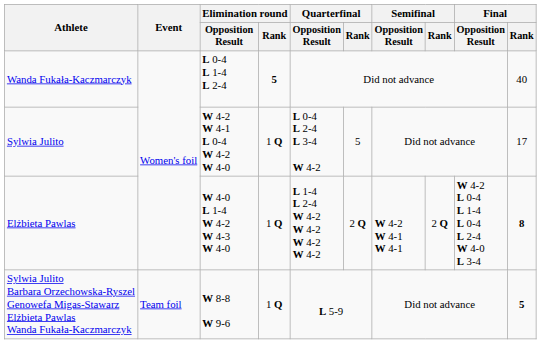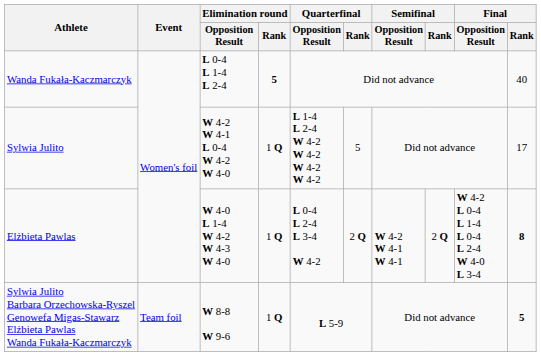(307, 142) L 0-4 L 2-4 L 3-4 W 4-2 -> (307, 148) L 1-4 L 2-4 W 4-2 W 4-2 W 4-2 W 4-2
(307, 223) L 1-4 L 2-4 W 4-2 W 4-2 W 4-2 W 4-2 -> (307, 236) L 0-4 L 2-4 L 3-4 W 4-2
